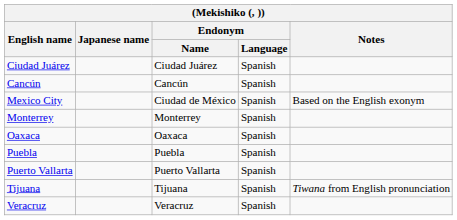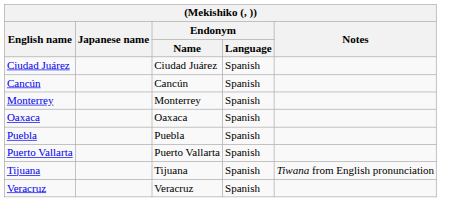- row: (35, 100)
